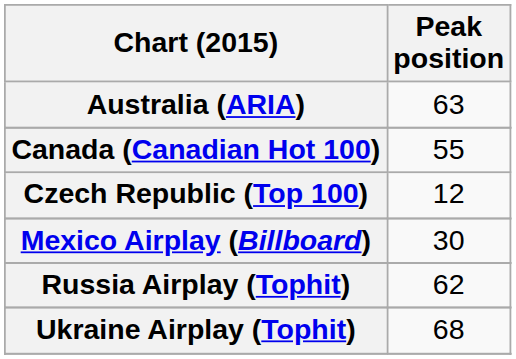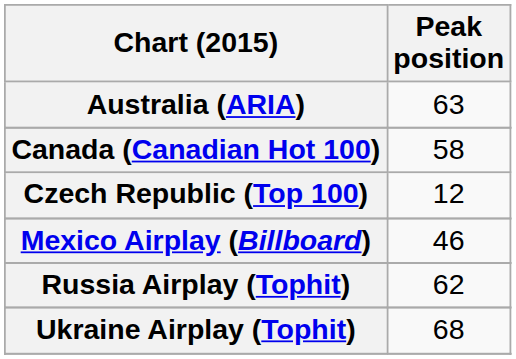(449, 149) 55 -> (449, 149) 58
(449, 239) 30 -> (449, 239) 46
